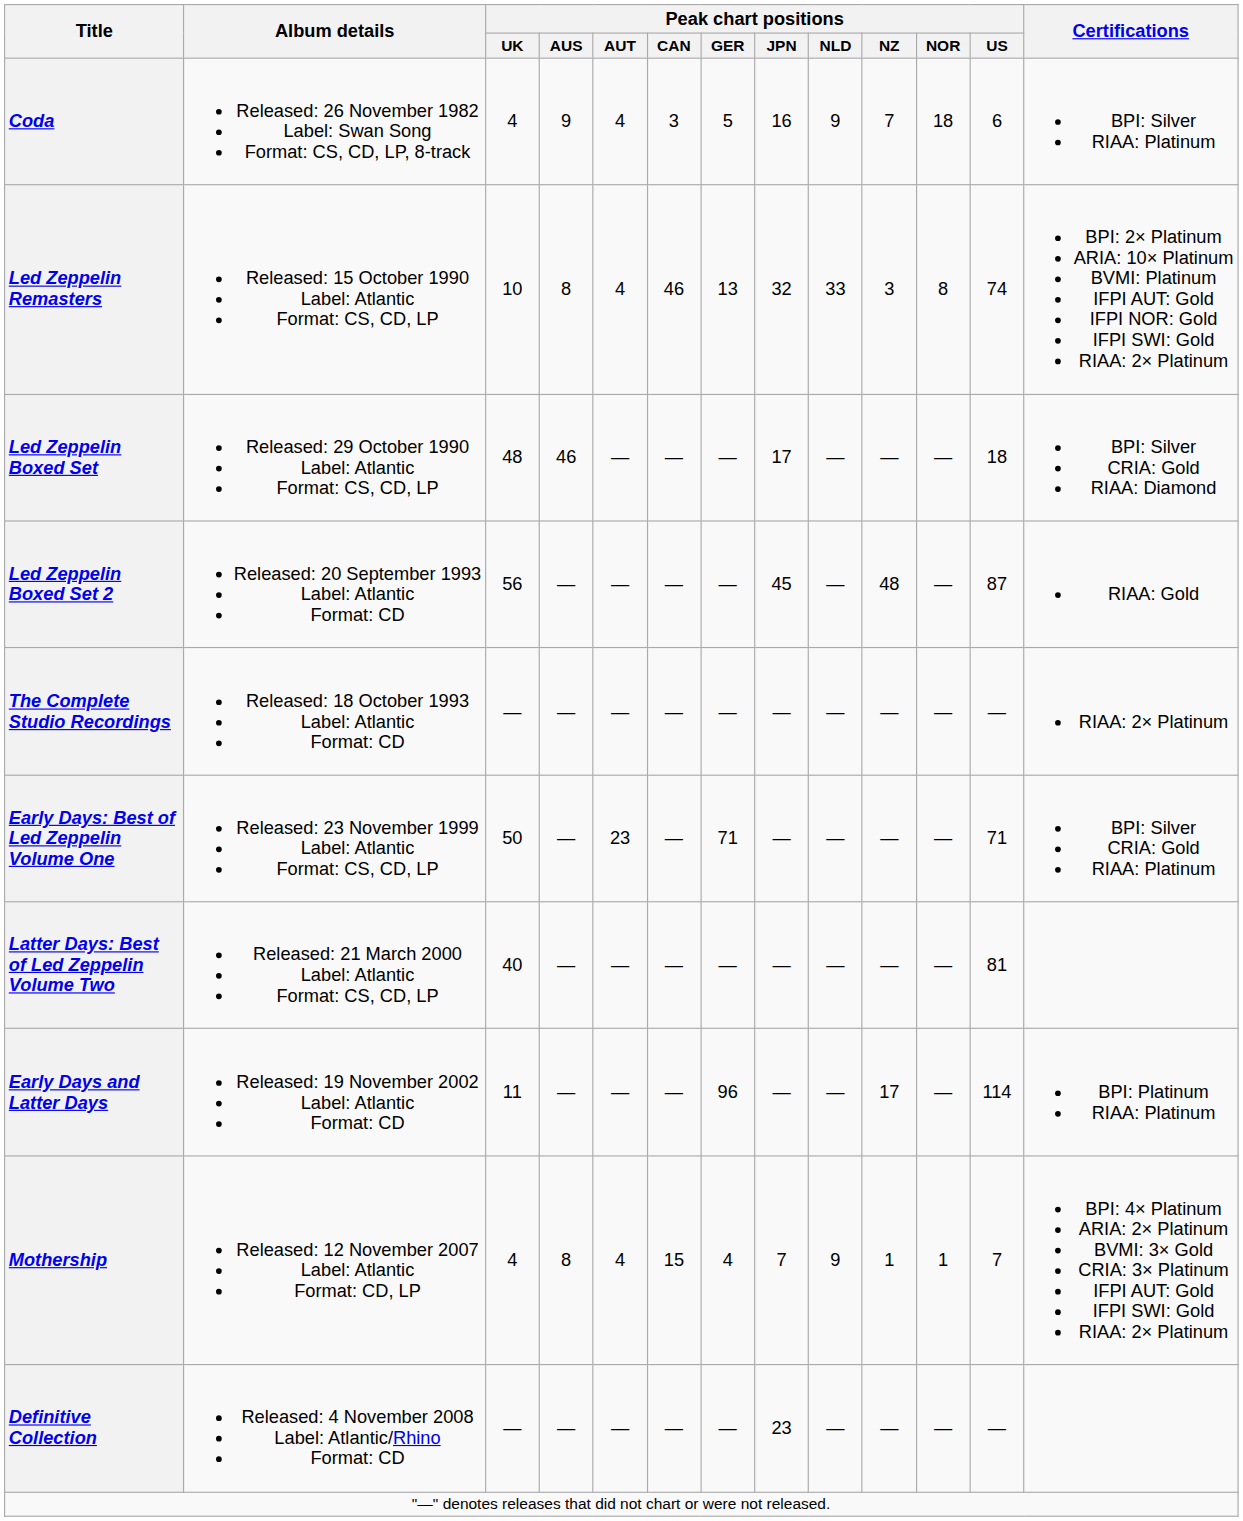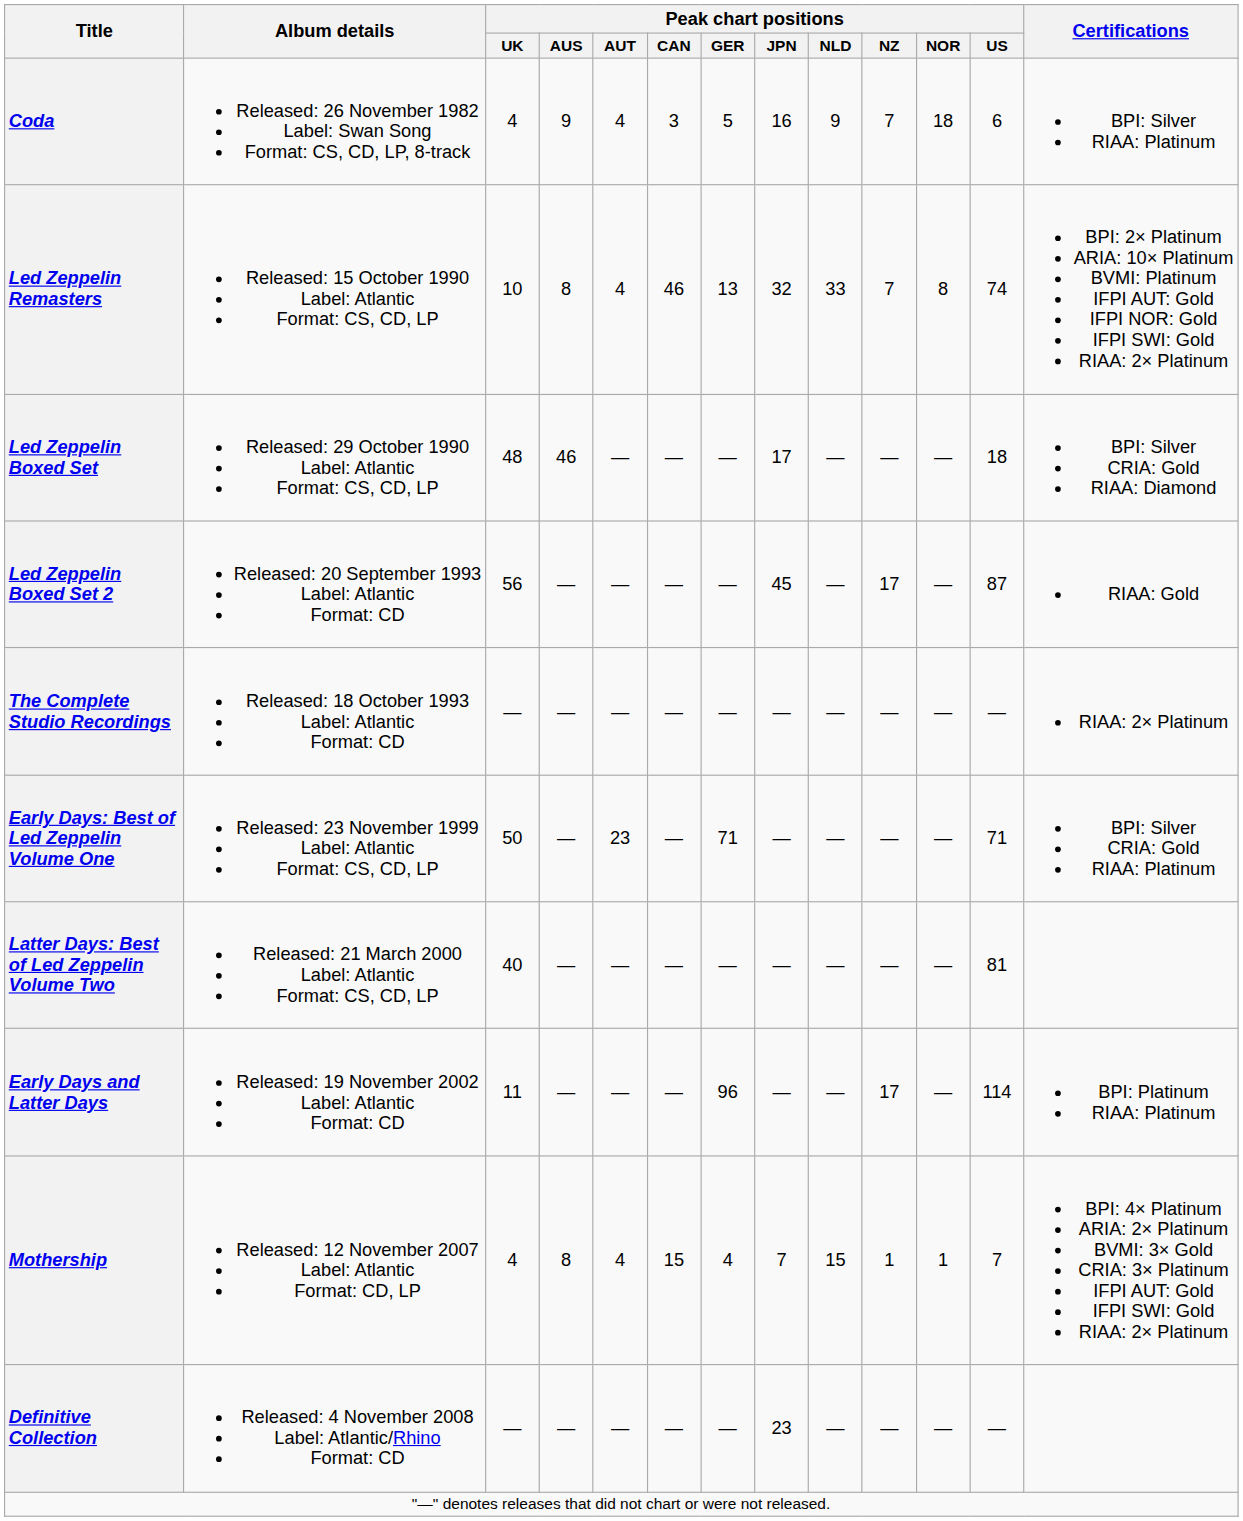(889, 289) 3 -> (889, 289) 7
(889, 584) 48 -> (889, 584) 17
(835, 1260) 9 -> (835, 1260) 15
